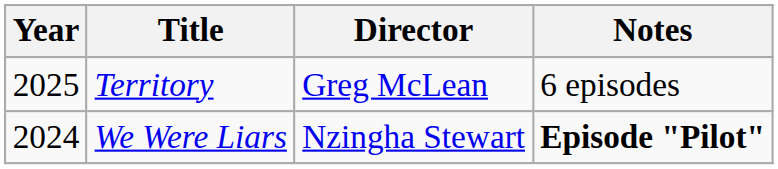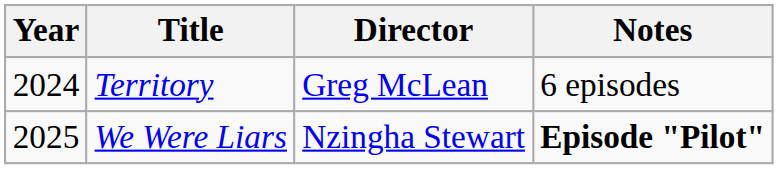(46, 83) 2025 -> (46, 83) 2024
(46, 136) 2024 -> (46, 136) 2025
